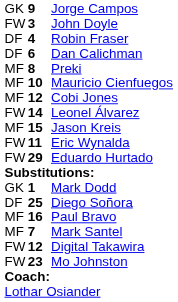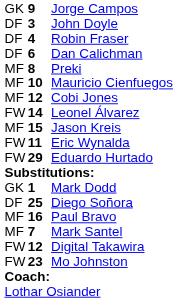(15, 23) FW -> (13, 23) DF
